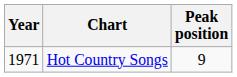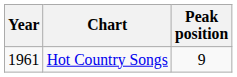(24, 59) 1971 -> (24, 59) 1961
